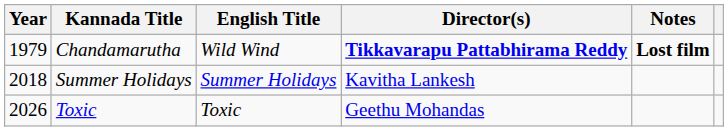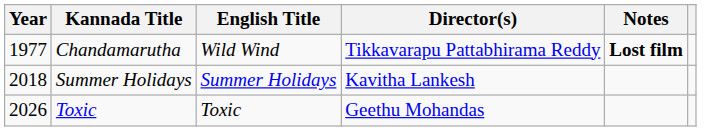(28, 49) 1979 -> (28, 49) 1977
(486, 49) bold -> (473, 49) normal
